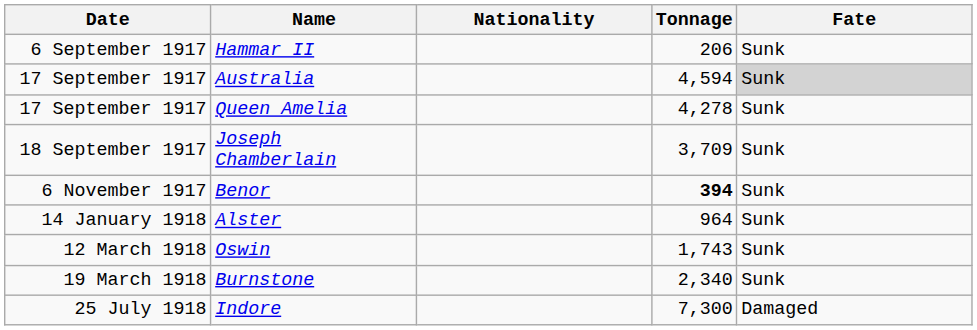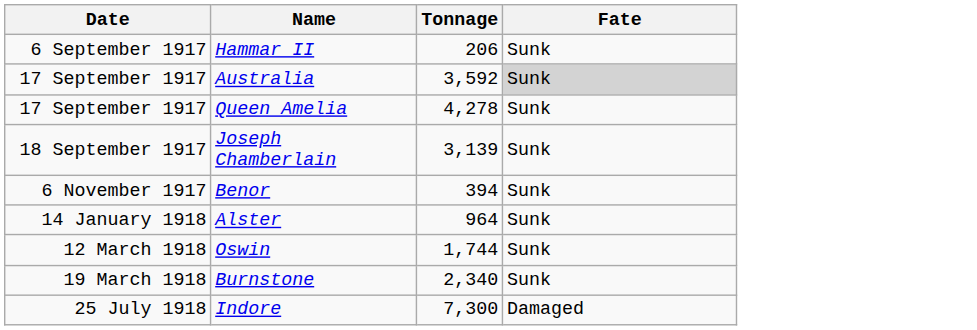- column: (534, 20)
(705, 79) 4,594 -> (471, 79) 3,592
(705, 150) 3,709 -> (471, 150) 3,139
(716, 190) bold -> (482, 190) normal
(705, 250) 1,743 -> (471, 250) 1,744
